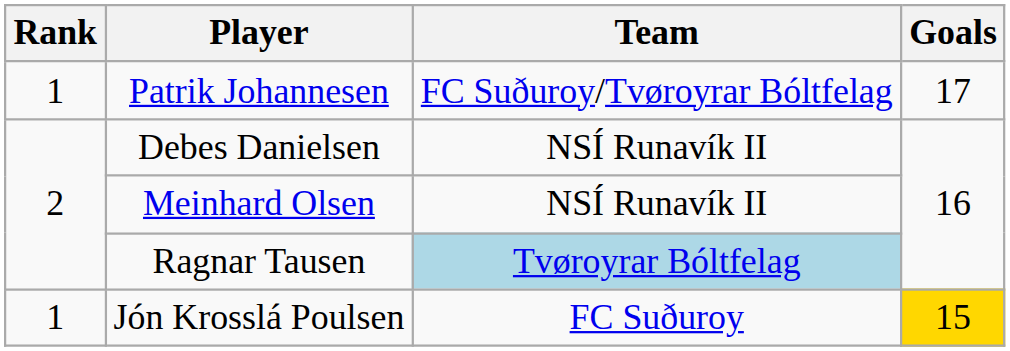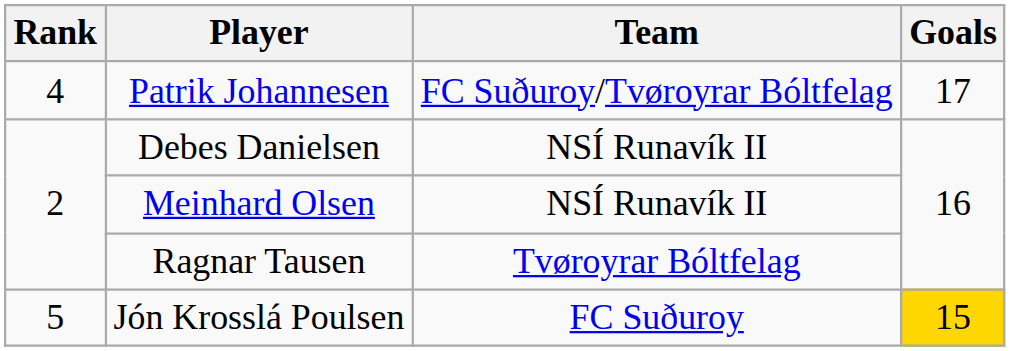(55, 89) 1 -> (55, 89) 4
(657, 260) lightblue background -> (657, 260) no background
(55, 317) 1 -> (55, 317) 5
